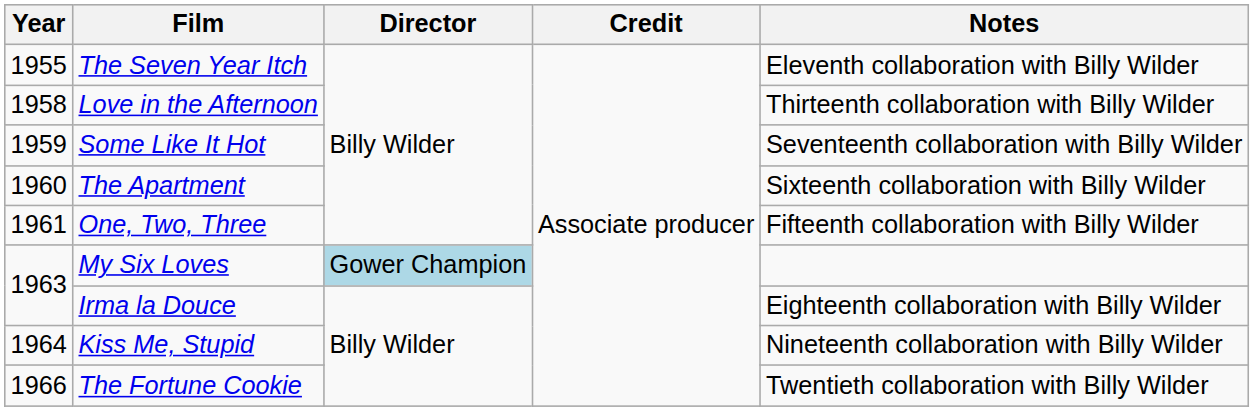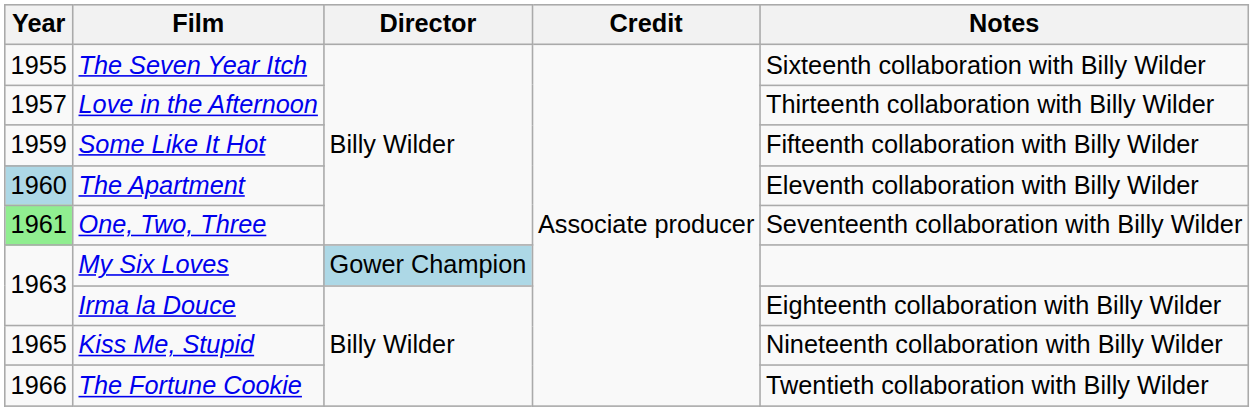(982, 64) Eleventh collaboration with Billy Wilder -> (986, 64) Sixteenth collaboration with Billy Wilder
(39, 104) 1958 -> (39, 104) 1957
(1004, 144) Seventeenth collaboration with Billy Wilder -> (982, 144) Fifteenth collaboration with Billy Wilder
(39, 184) no background -> (39, 184) lightblue background
(986, 184) Sixteenth collaboration with Billy Wilder -> (982, 184) Eleventh collaboration with Billy Wilder
(39, 225) no background -> (39, 225) lightgreen background
(982, 225) Fifteenth collaboration with Billy Wilder -> (1004, 225) Seventeenth collaboration with Billy Wilder
(39, 345) 1964 -> (39, 345) 1965
